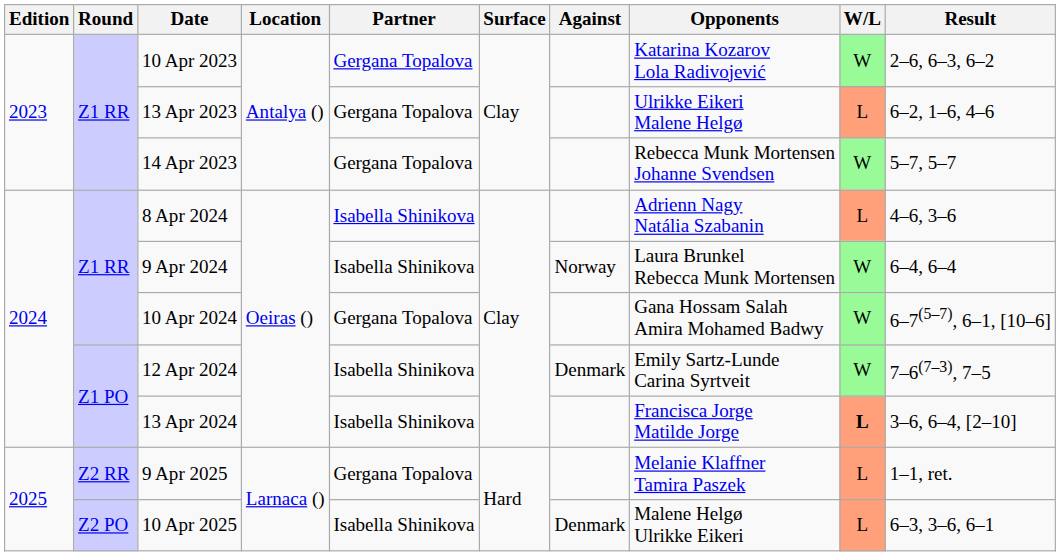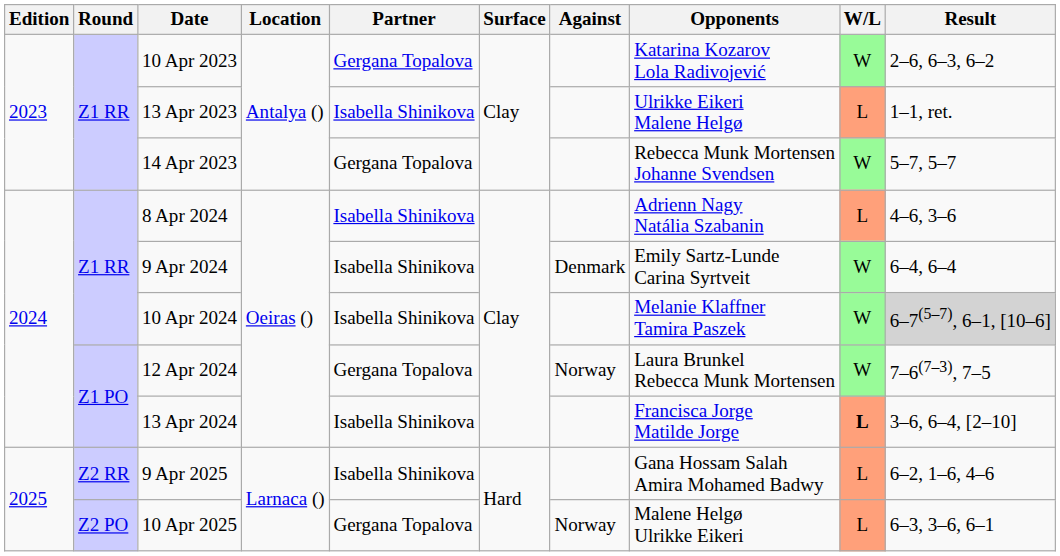(403, 112) Gergana Topalova -> (404, 112) Isabella Shinikova
(942, 112) 6–2, 1–6, 4–6 -> (921, 112) 1–1, ret.
(585, 266) Norway -> (590, 266) Denmark
(735, 266) Laura Brunkel Rebecca Munk Mortensen -> (707, 266) Emily Sartz-Lunde Carina Syrtveit
(403, 318) Gergana Topalova -> (404, 318) Isabella Shinikova
(729, 318) Gana Hossam Salah Amira Mohamed Badwy -> (700, 318) Melanie Klaffner Tamira Paszek
(970, 318) no background -> (970, 318) lightgrey background
(404, 370) Isabella Shinikova -> (403, 370) Gergana Topalova
(590, 370) Denmark -> (585, 370) Norway
(707, 370) Emily Sartz-Lunde Carina Syrtveit -> (735, 370) Laura Brunkel Rebecca Munk Mortensen
(403, 473) Gergana Topalova -> (404, 473) Isabella Shinikova
(700, 473) Melanie Klaffner Tamira Paszek -> (729, 473) Gana Hossam Salah Amira Mohamed Badwy
(921, 473) 1–1, ret. -> (942, 473) 6–2, 1–6, 4–6
(404, 525) Isabella Shinikova -> (403, 525) Gergana Topalova
(590, 525) Denmark -> (585, 525) Norway
